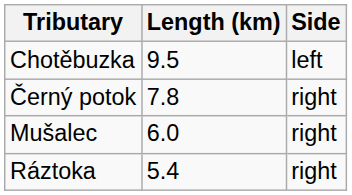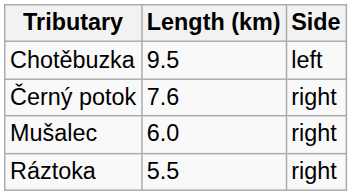(163, 97) 7.8 -> (163, 97) 7.6
(163, 171) 5.4 -> (163, 171) 5.5
